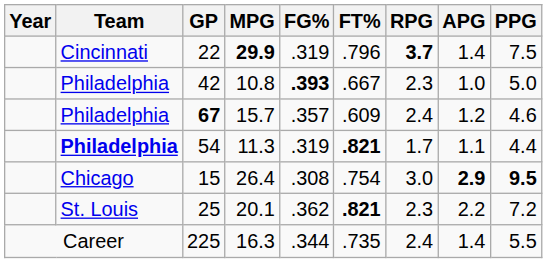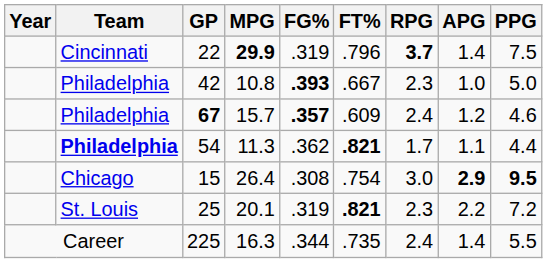(310, 115) normal -> (310, 115) bold
(310, 147) .319 -> (310, 147) .362
(310, 210) .362 -> (310, 210) .319
